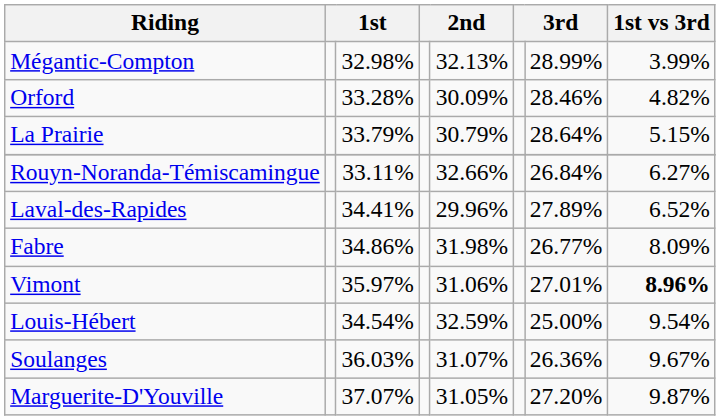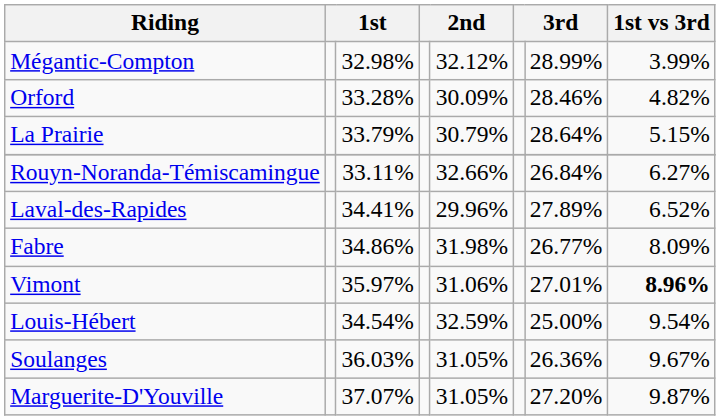(472, 60) 32.13% -> (472, 60) 32.12%
(472, 358) 31.07% -> (472, 358) 31.05%
